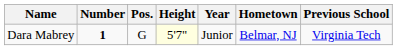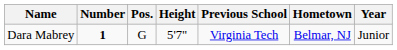columns swapped: (217, 14) <-> (346, 14)
(177, 34) lightyellow background -> (177, 34) no background
